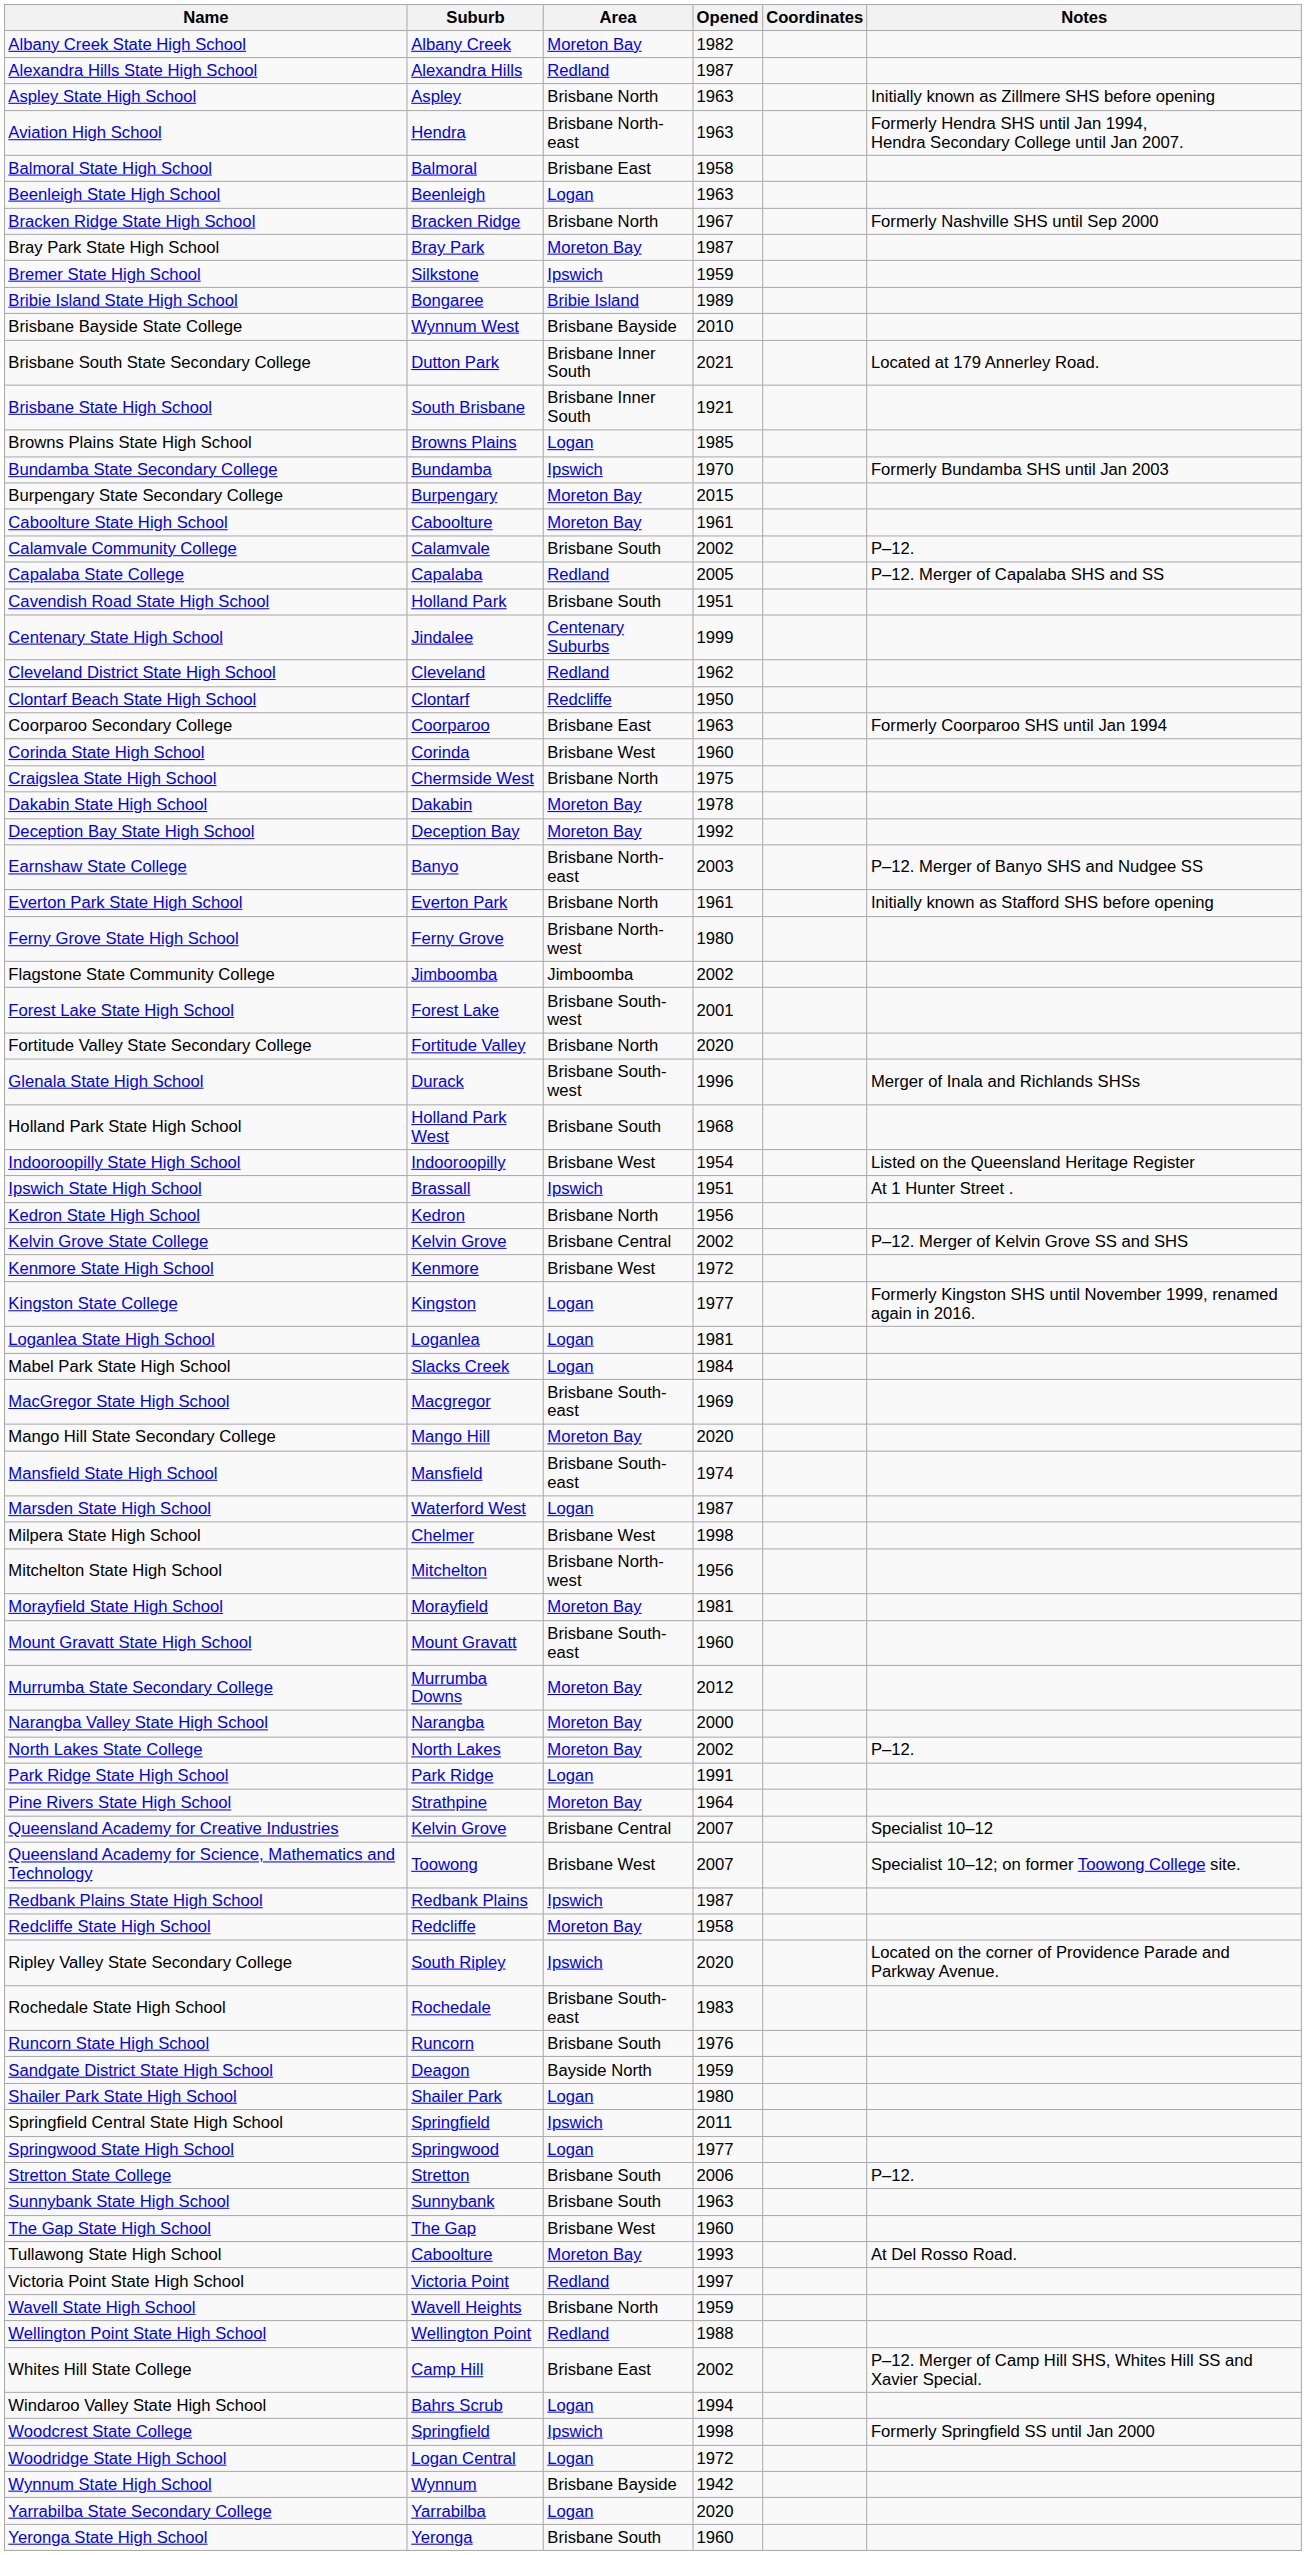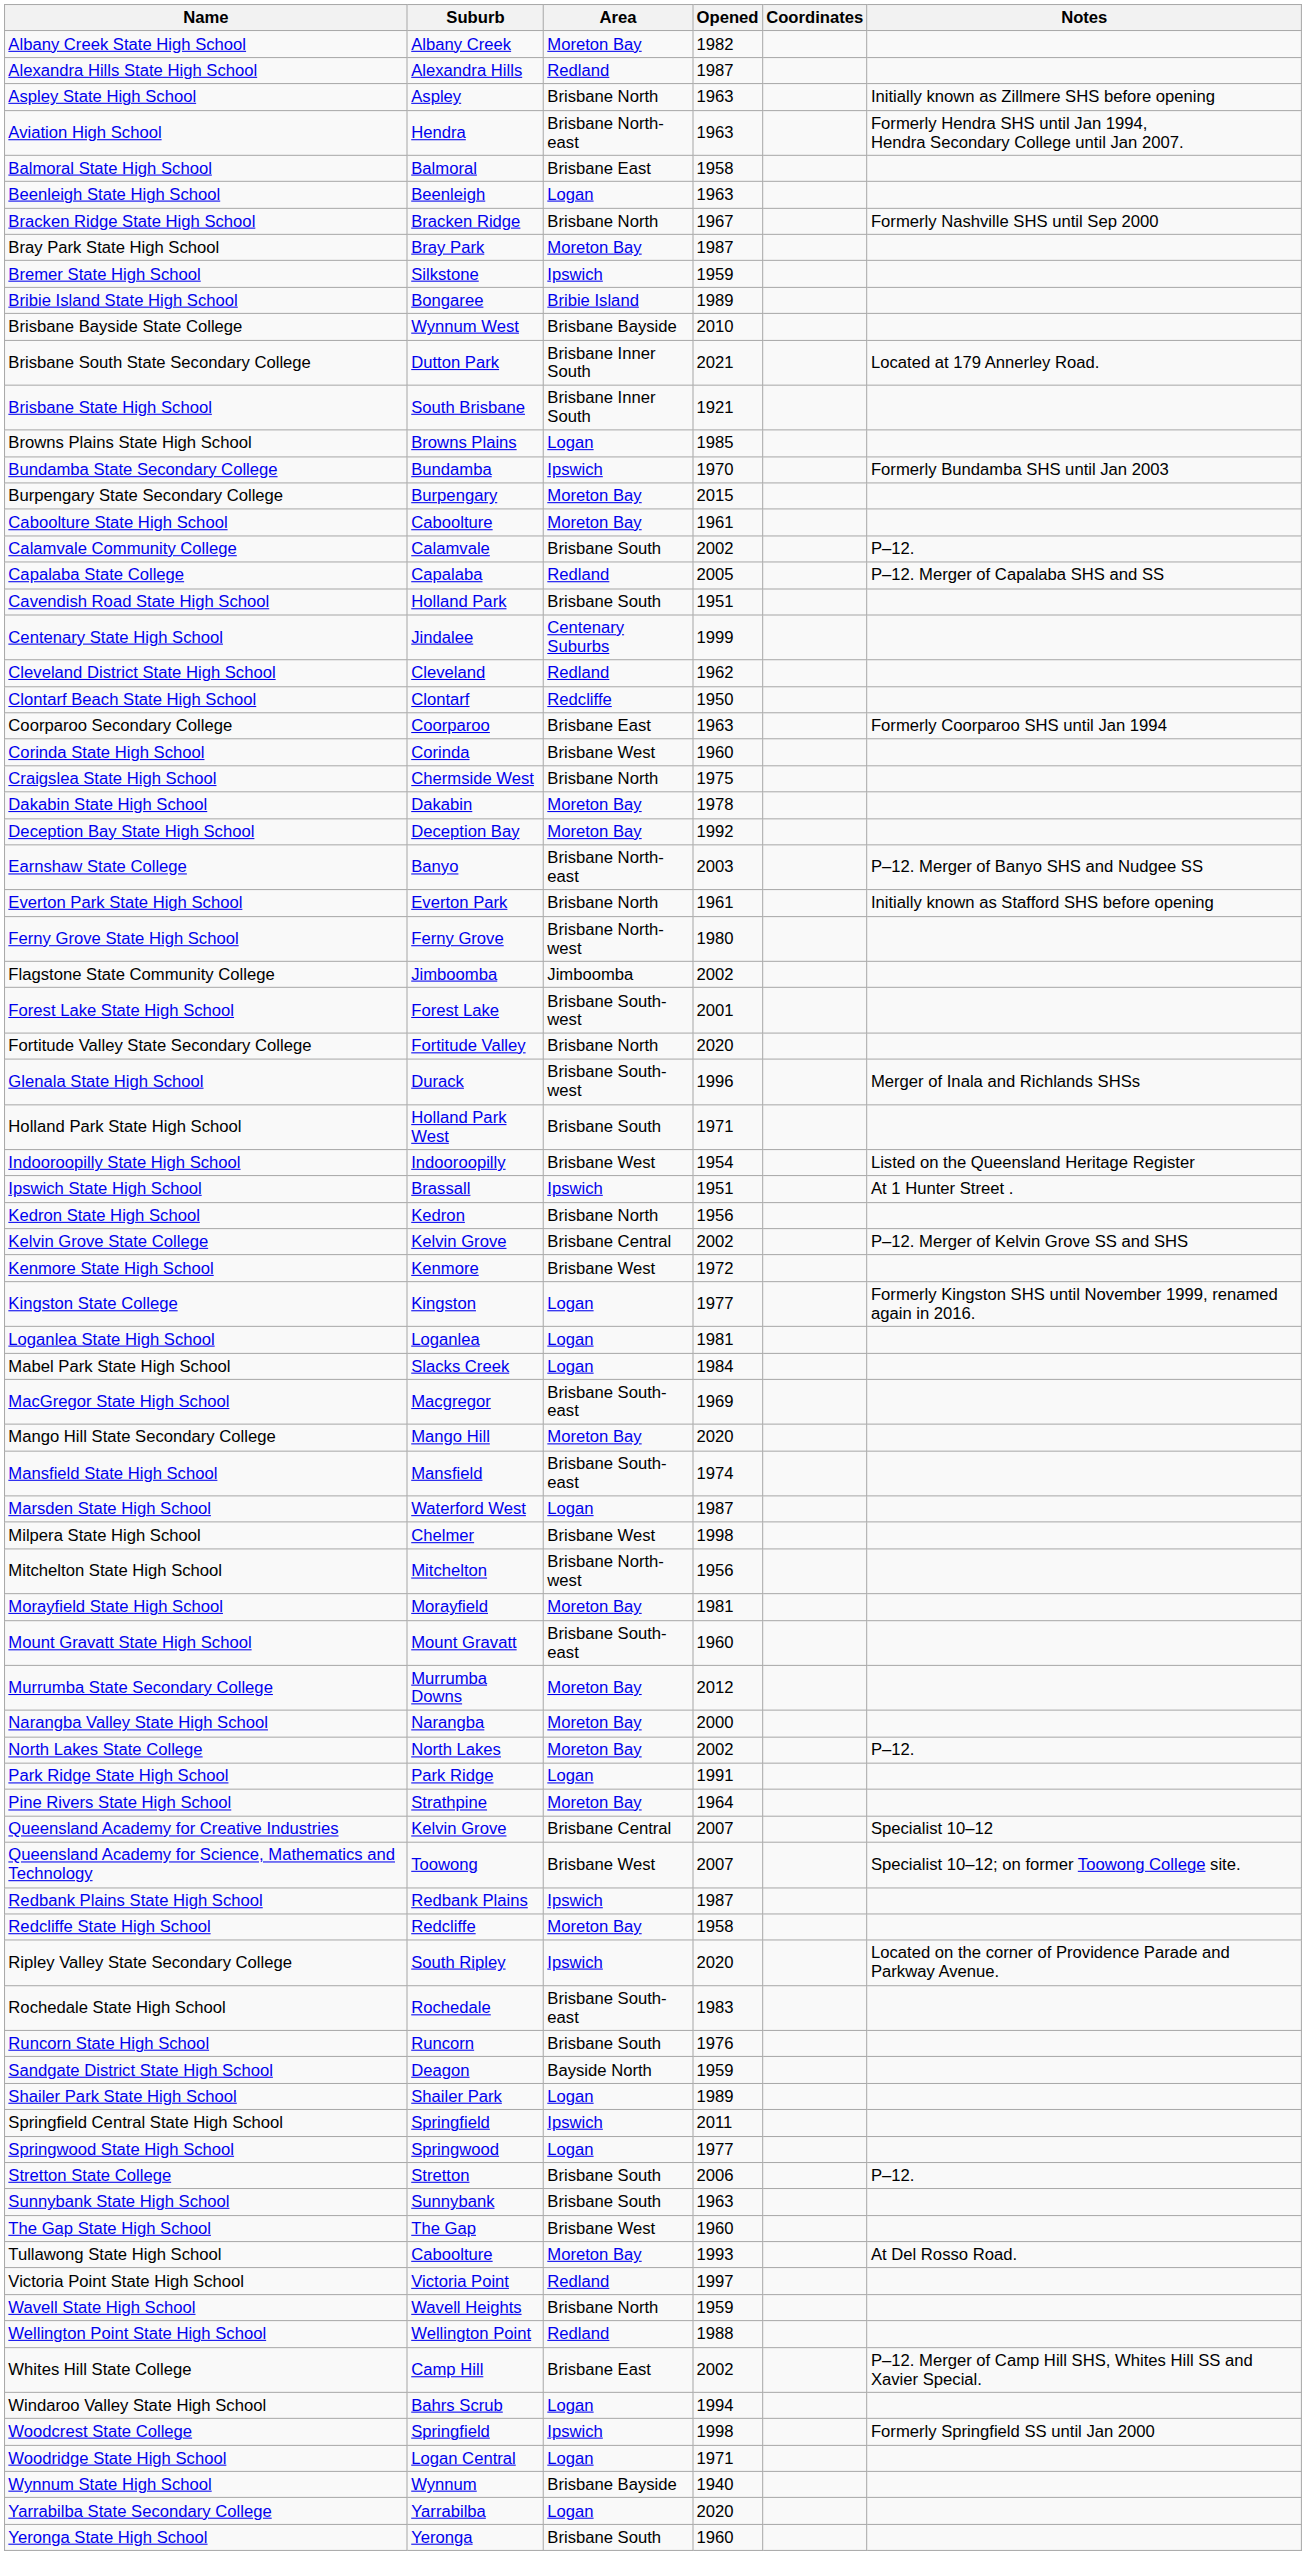(715, 1126) 1968 -> (715, 1126) 1971
(715, 2096) 1980 -> (715, 2096) 1989
(715, 2458) 1972 -> (715, 2458) 1971
(715, 2484) 1942 -> (715, 2484) 1940
